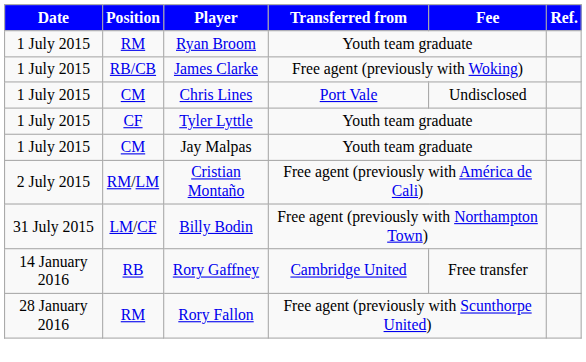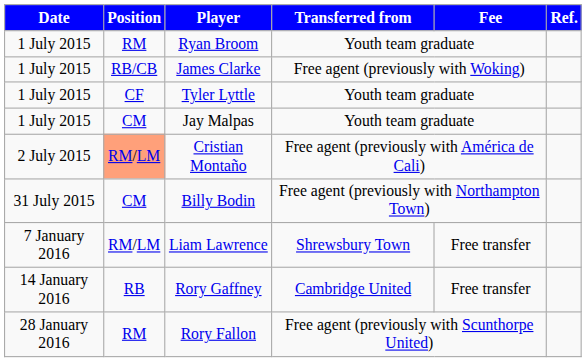- row: (216, 95)
(133, 182) no background -> (134, 156) lightsalmon background
(133, 226) LM/CF -> (134, 200) CM
+ row: (218, 245)
